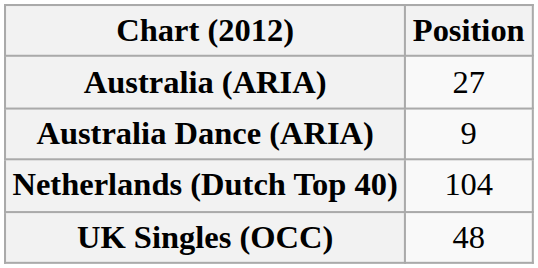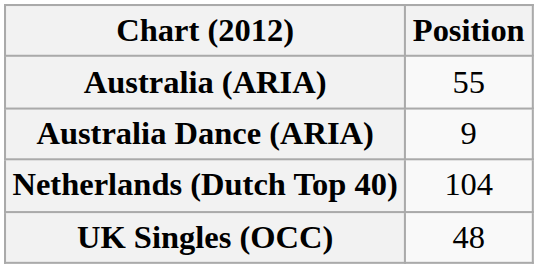(469, 81) 27 -> (469, 81) 55
